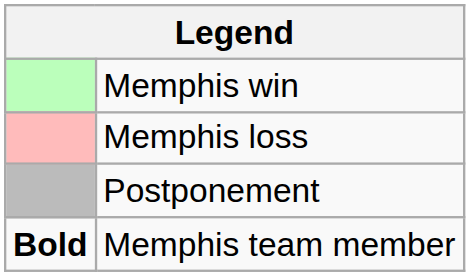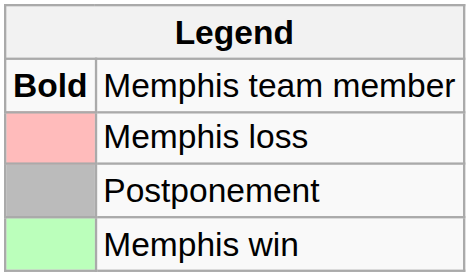rows swapped: (201, 85) <-> (279, 244)
